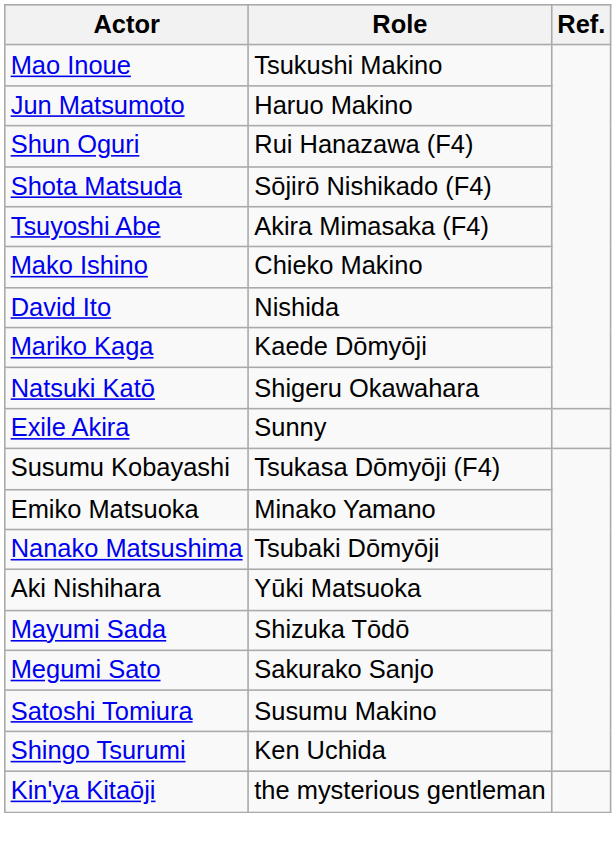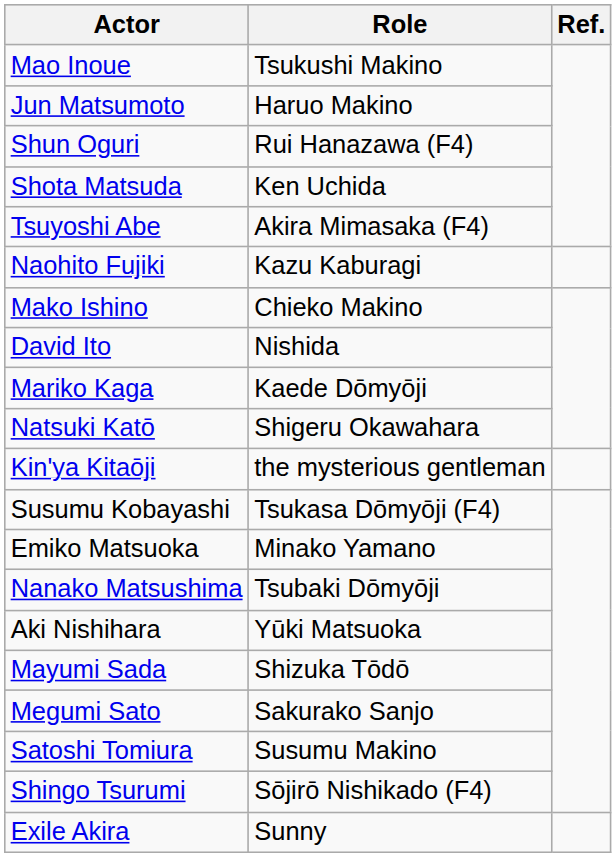(373, 186) Sōjirō Nishikado (F4) -> (320, 186) Ken Uchida
+ row: (88, 266)
rows swapped: (83, 791) <-> (70, 428)
(320, 750) Ken Uchida -> (373, 791) Sōjirō Nishikado (F4)
